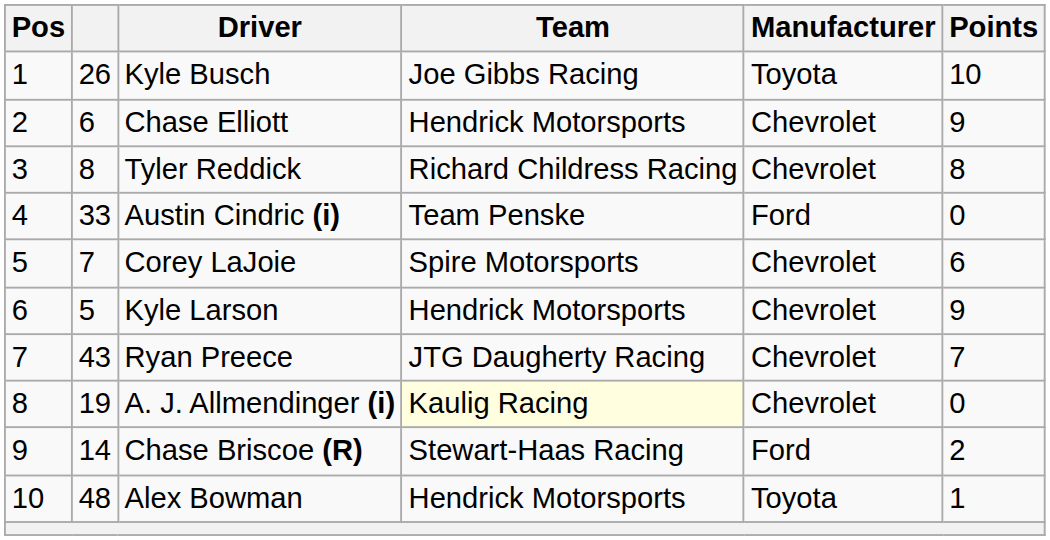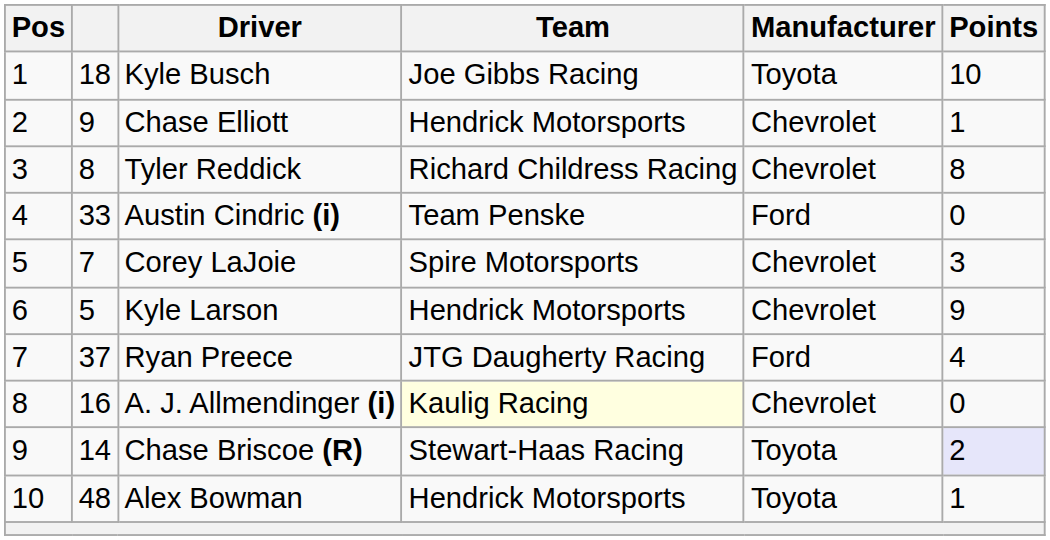(95, 74) 26 -> (95, 74) 18
(87, 121) 6 -> (87, 121) 9
(957, 121) 9 -> (957, 121) 1
(957, 262) 6 -> (957, 262) 3
(95, 356) 43 -> (95, 356) 37
(813, 356) Chevrolet -> (781, 356) Ford
(957, 356) 7 -> (957, 356) 4
(95, 403) 19 -> (95, 403) 16
(781, 450) Ford -> (794, 450) Toyota
(957, 450) no background -> (957, 450) lavender background
